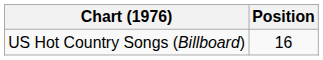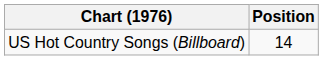(284, 42) 16 -> (284, 42) 14
